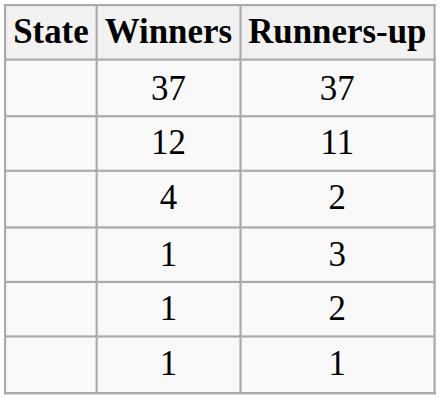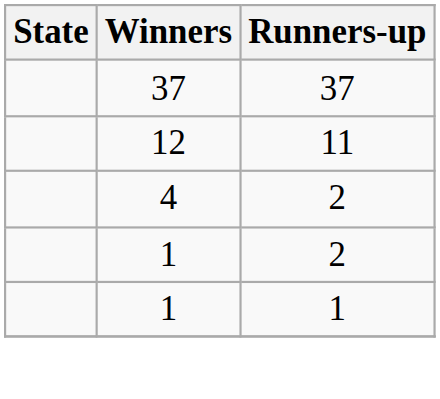- row: (168, 253)
